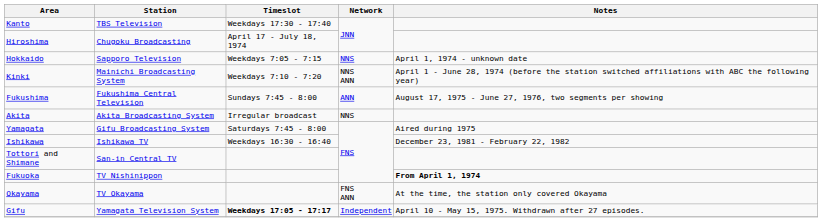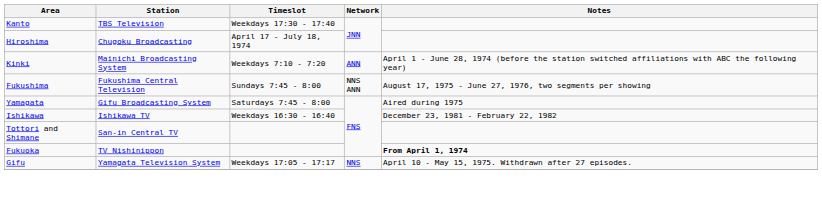- row: (25, 58)
(347, 76) NNS ANN -> (353, 63) ANN
(347, 98) ANN -> (353, 85) NNS ANN
- row: (18, 115)
- row: (23, 193)
(279, 211) bold -> (283, 163) normal
(366, 211) Independent -> (353, 163) NNS
